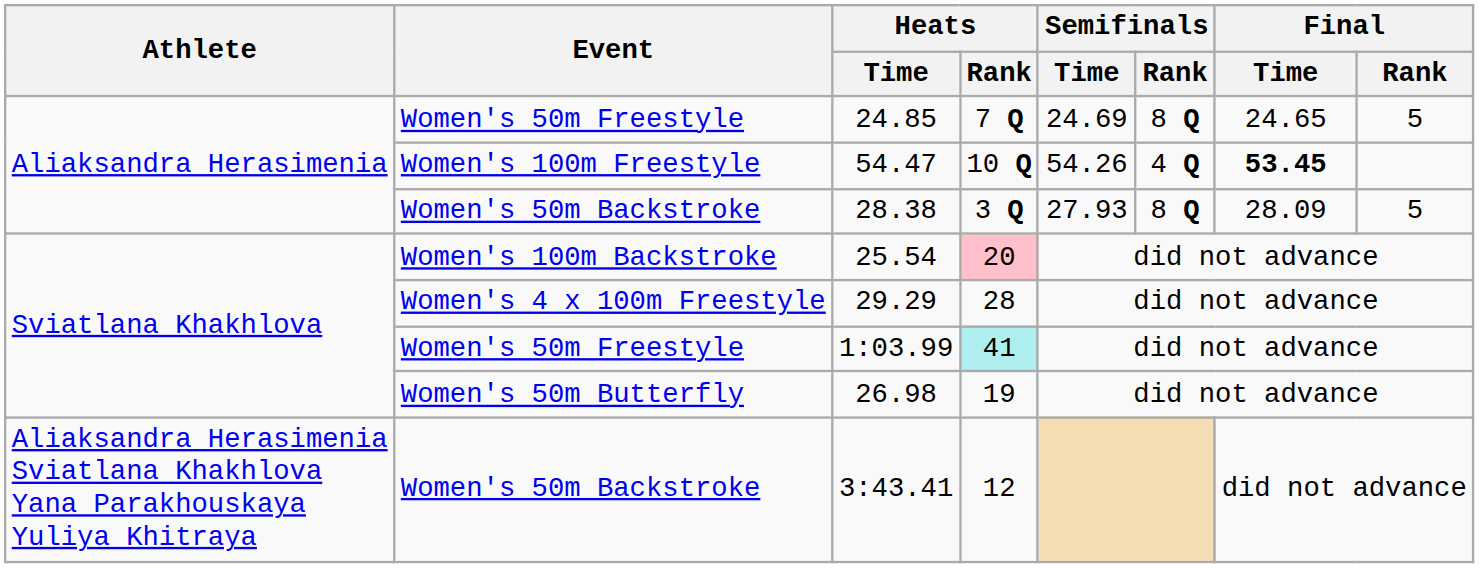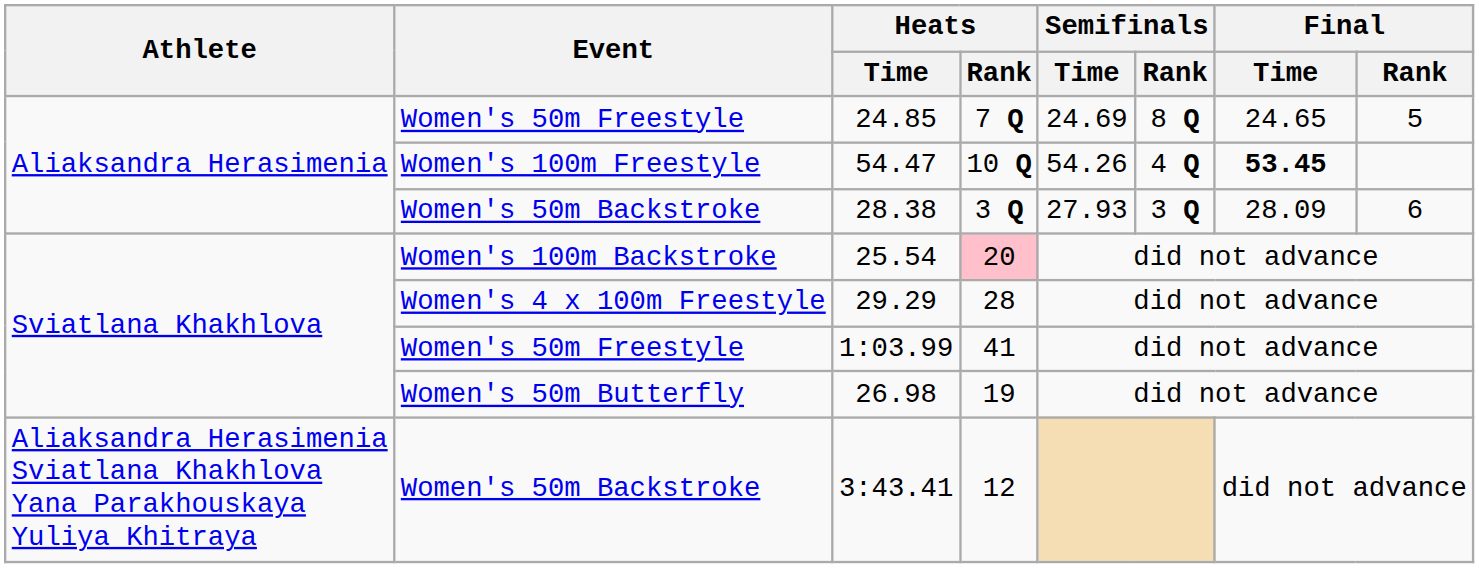(1175, 211) 8 Q -> (1175, 211) 3 Q
(1415, 211) 5 -> (1415, 211) 6
(999, 348) paleturquoise background -> (999, 348) no background
